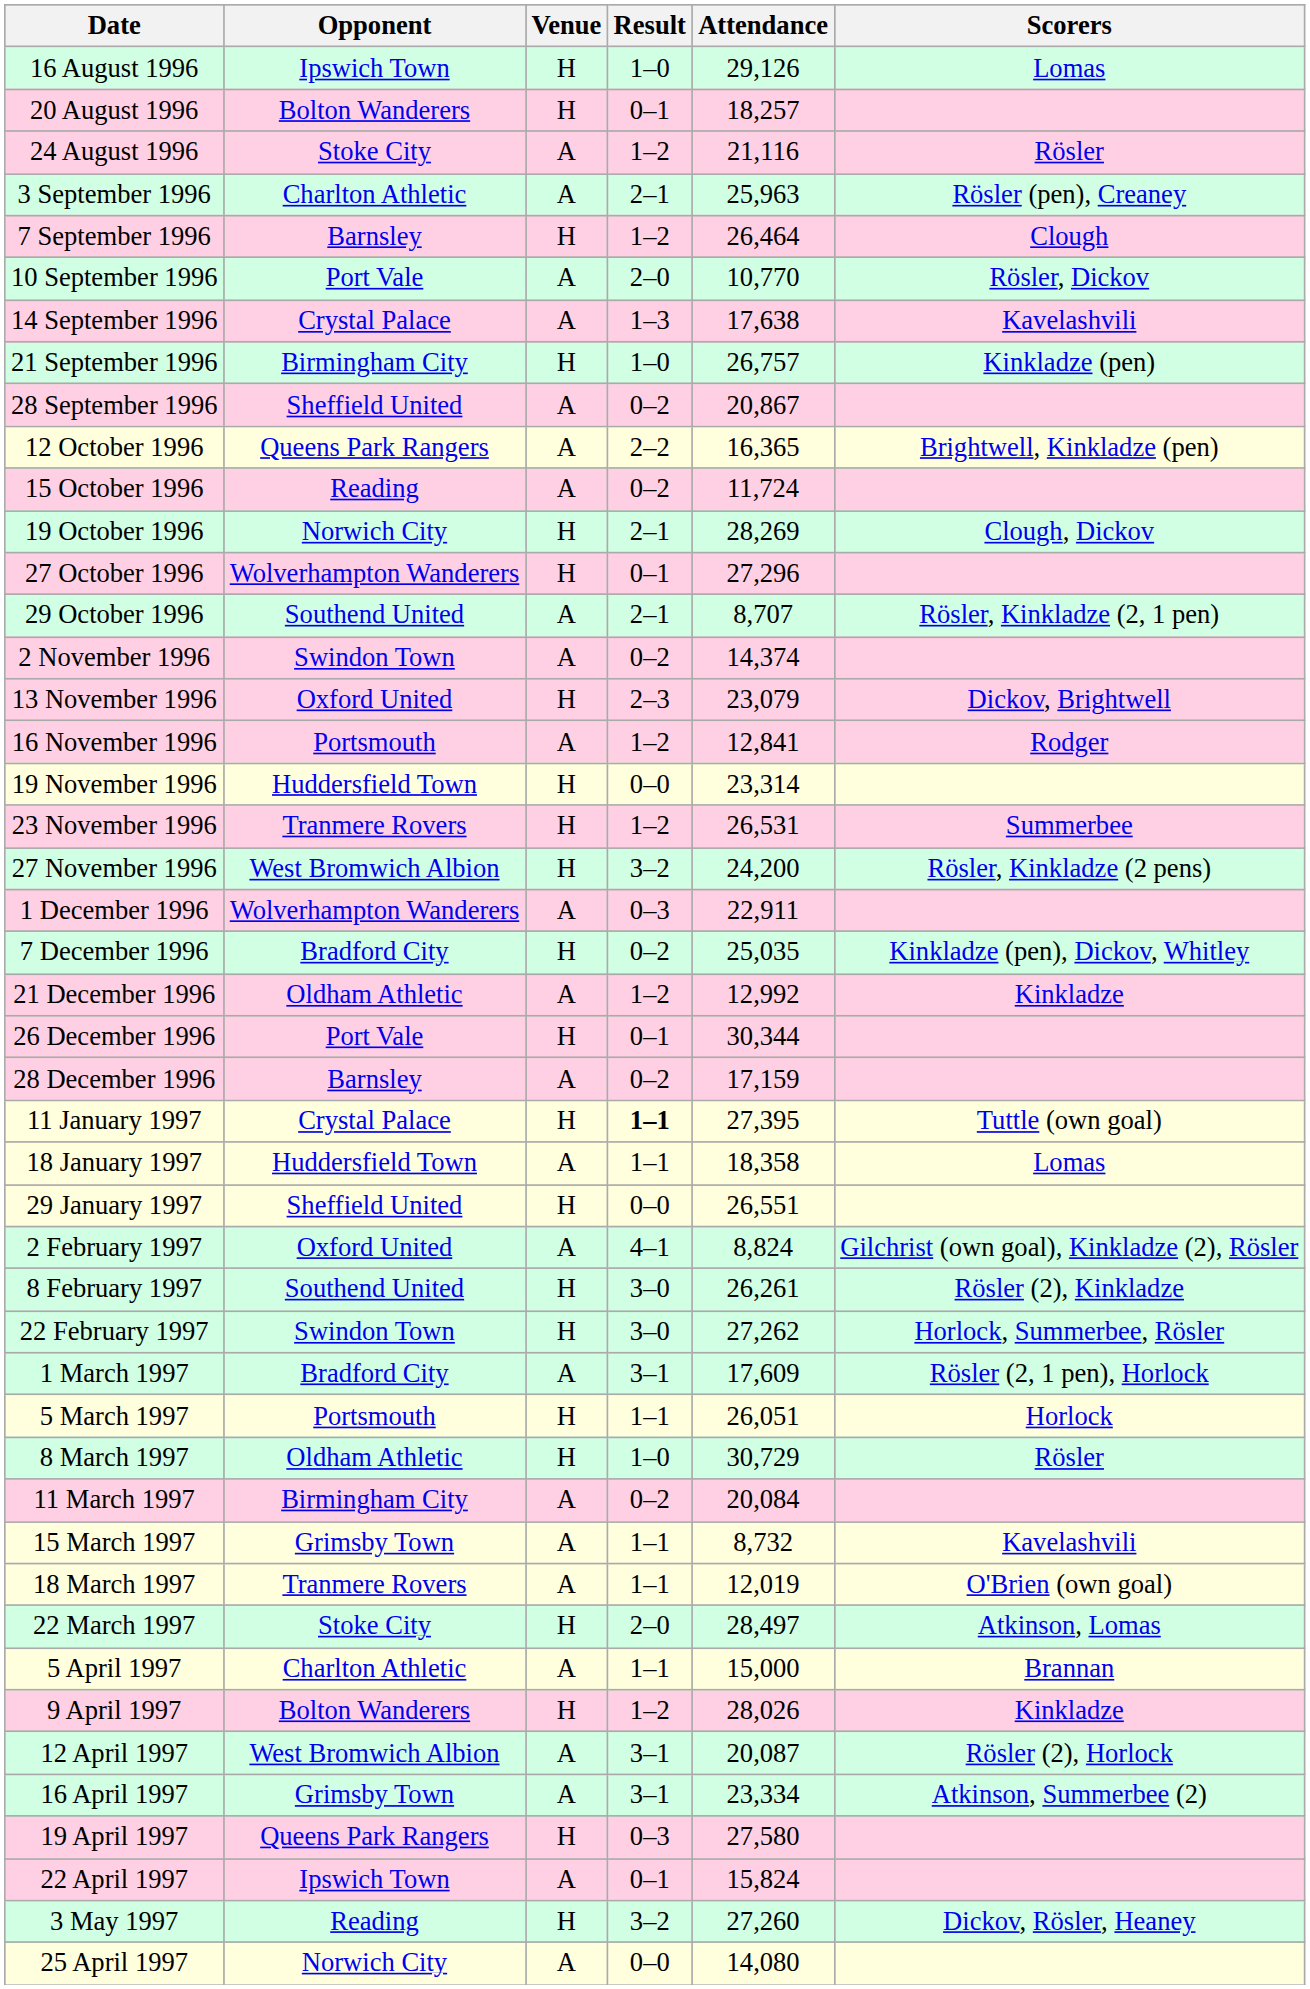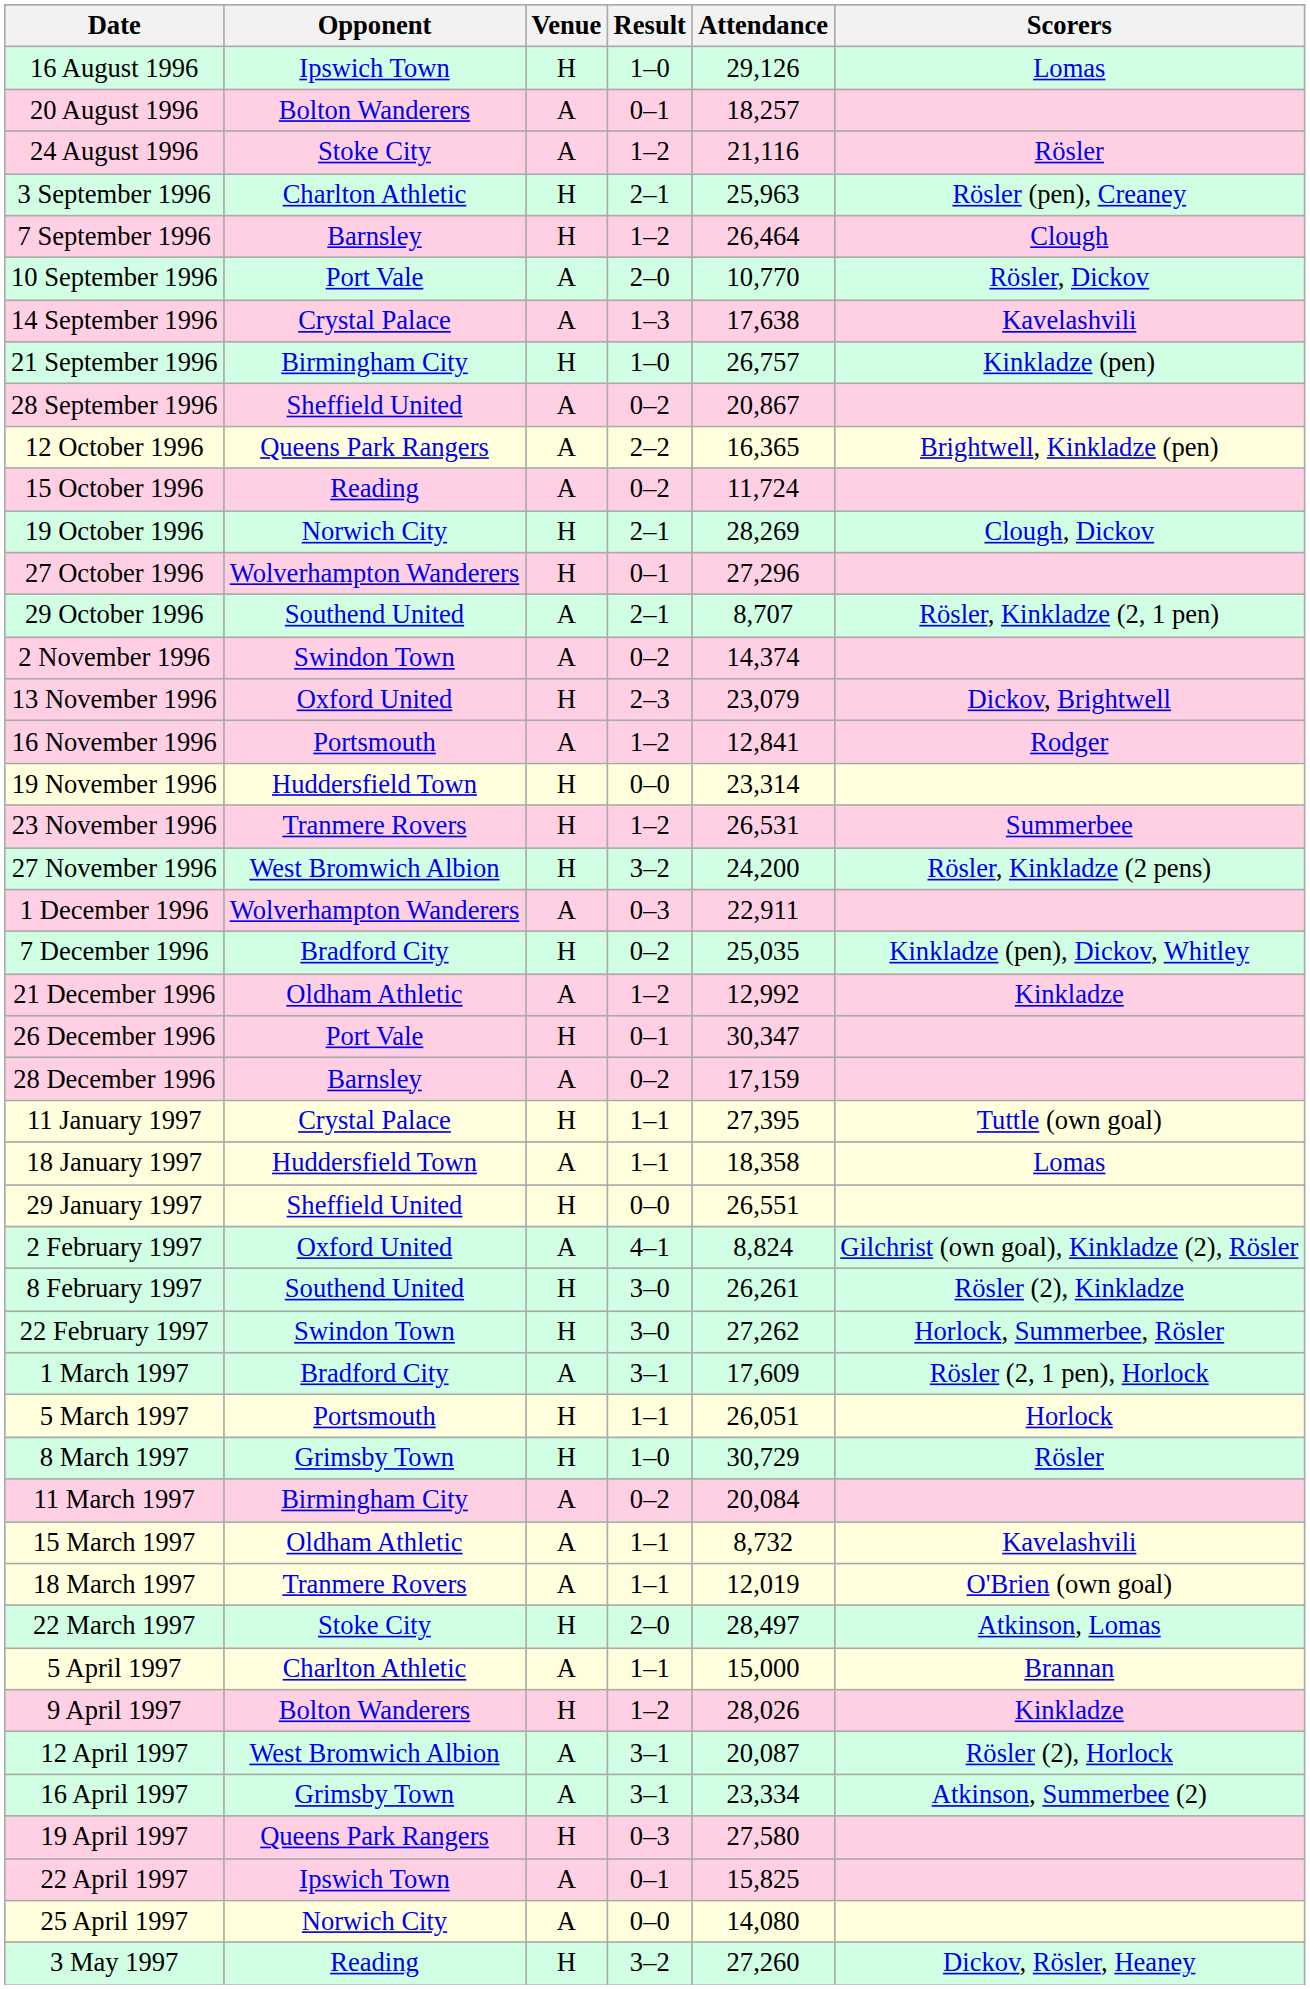(566, 109) H -> (566, 109) A
(566, 194) A -> (566, 194) H
(763, 1036) 30,344 -> (763, 1036) 30,347
(650, 1120) bold -> (650, 1120) normal
(374, 1457) Oldham Athletic -> (374, 1457) Grimsby Town
(374, 1541) Grimsby Town -> (374, 1541) Oldham Athletic
(763, 1878) 15,824 -> (763, 1878) 15,825
rows swapped: (114, 1963) <-> (114, 1921)
